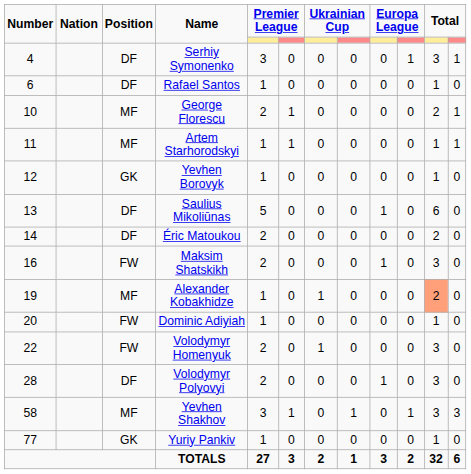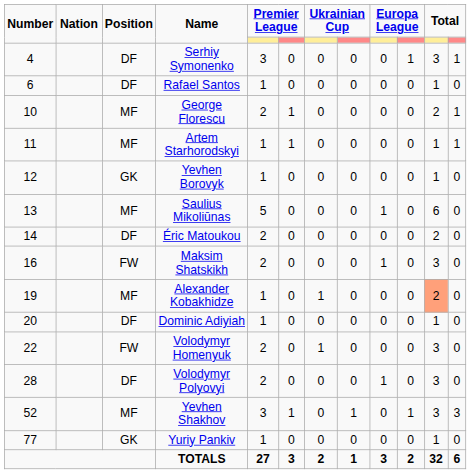(129, 210) DF -> (129, 210) MF
(129, 322) FW -> (129, 322) DF
(30, 414) 58 -> (30, 414) 52
